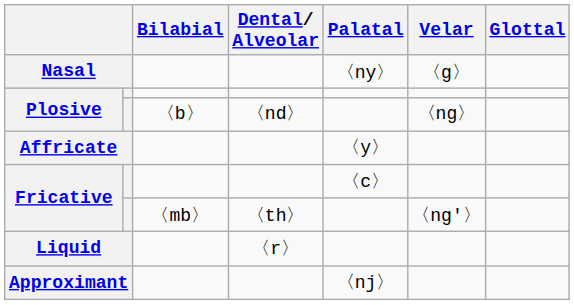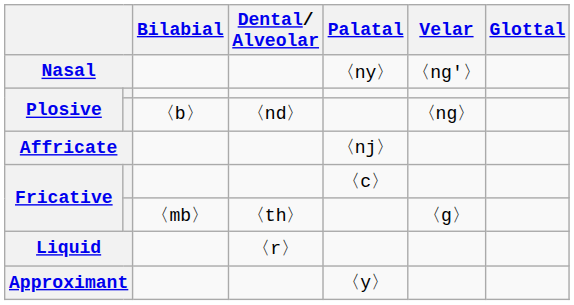(446, 73) 〈g〉 -> (446, 73) 〈ng'〉
(366, 148) 〈y〉 -> (366, 148) 〈nj〉
(446, 216) 〈ng'〉 -> (446, 216) 〈g〉
(366, 283) 〈nj〉 -> (366, 283) 〈y〉
